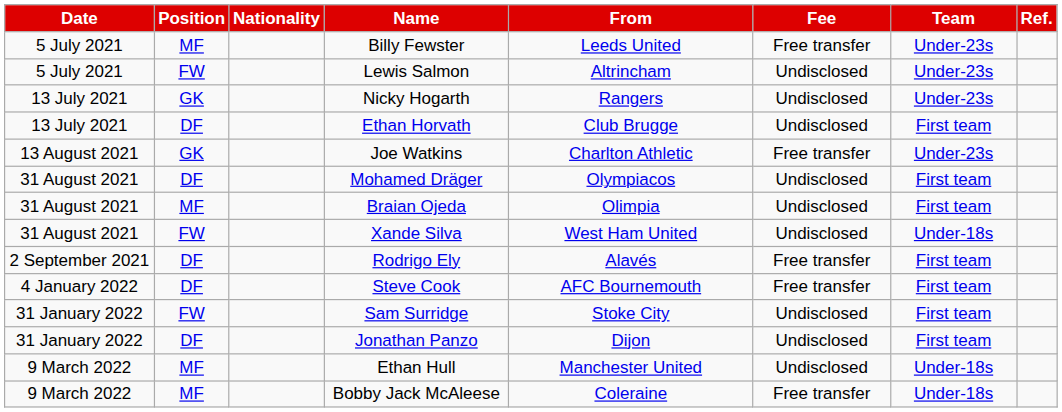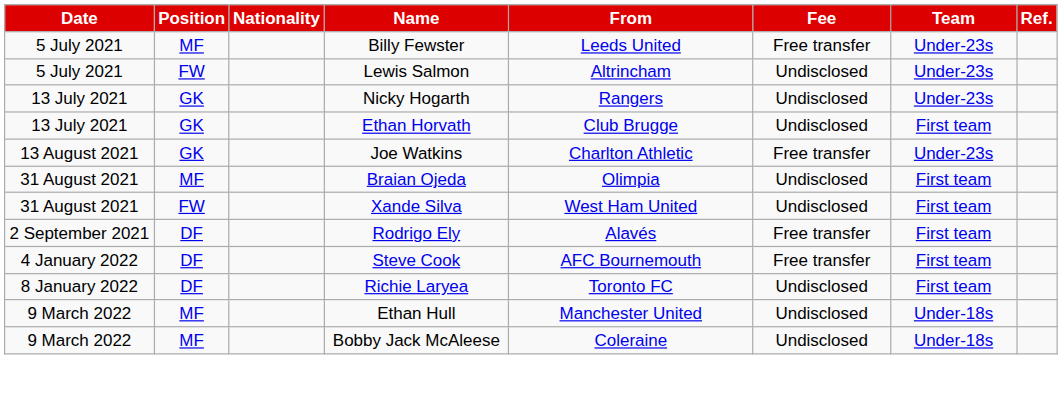(192, 126) DF -> (192, 126) GK
- row: (416, 179)
(954, 233) Under-18s -> (954, 206) First team
+ row: (416, 287)
- row: (416, 314)
- row: (416, 341)
(822, 394) Free transfer -> (822, 341) Undisclosed
